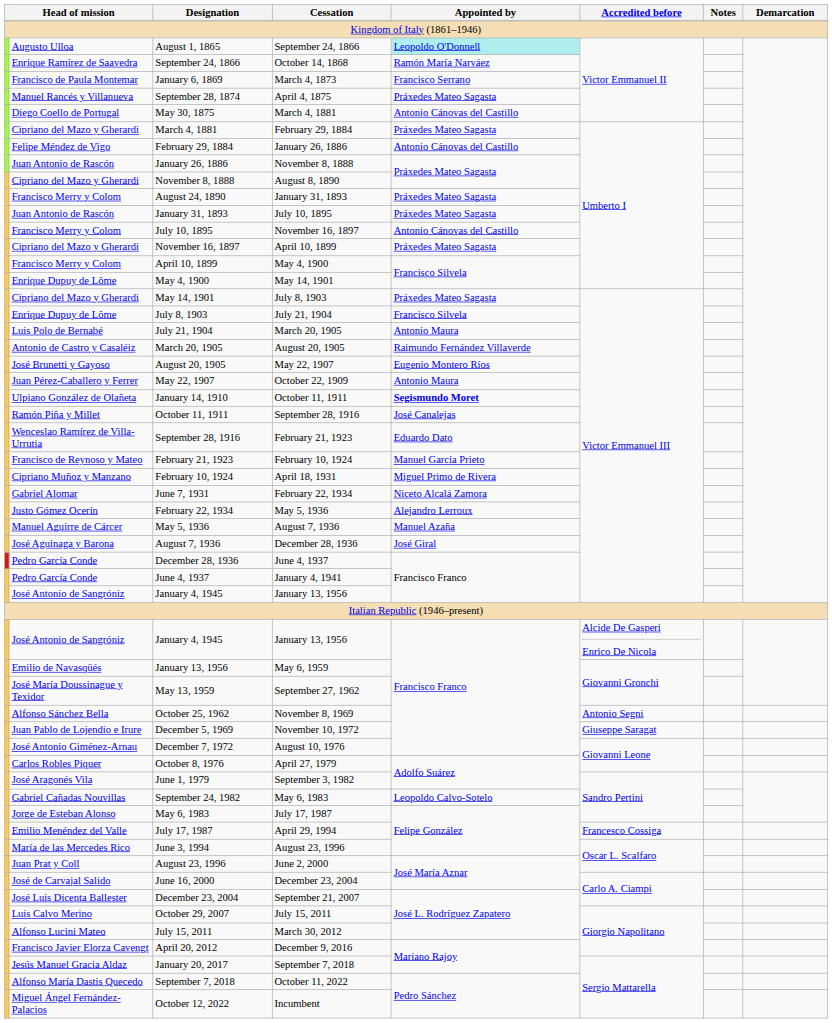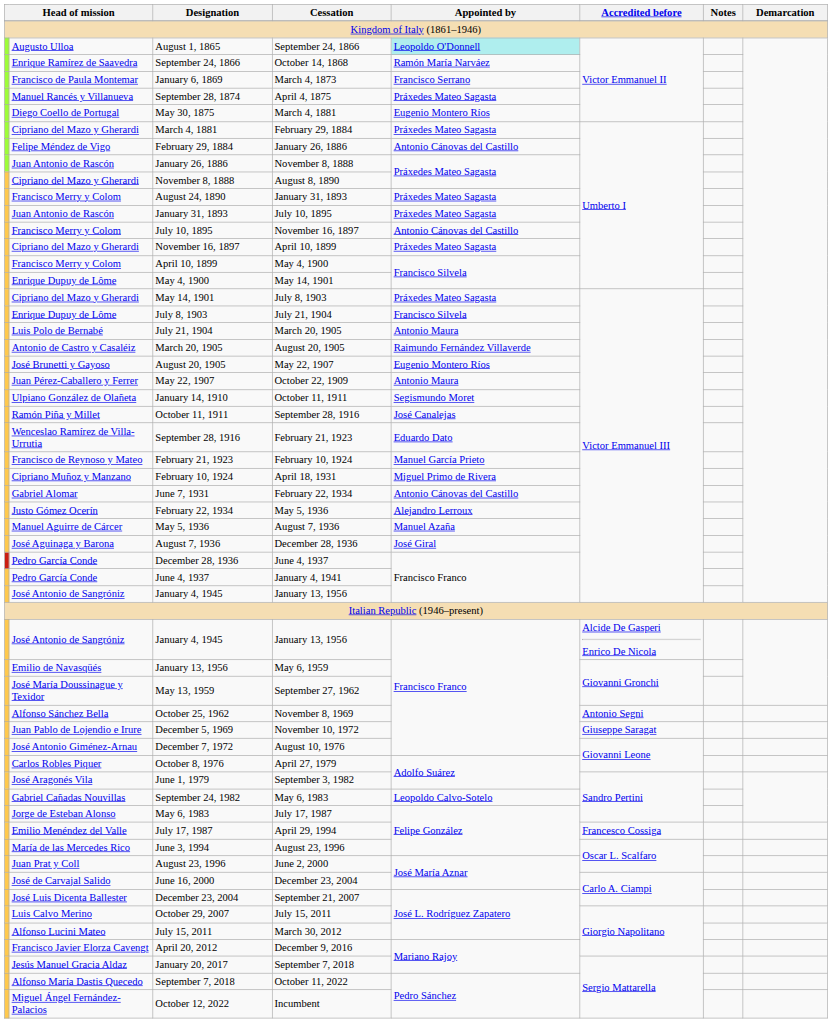(456, 113) Antonio Cánovas del Castillo -> (442, 113) Eugenio Montero Ríos
(436, 398) bold -> (434, 398) normal
(440, 493) Niceto Alcalá Zamora -> (456, 493) Antonio Cánovas del Castillo
